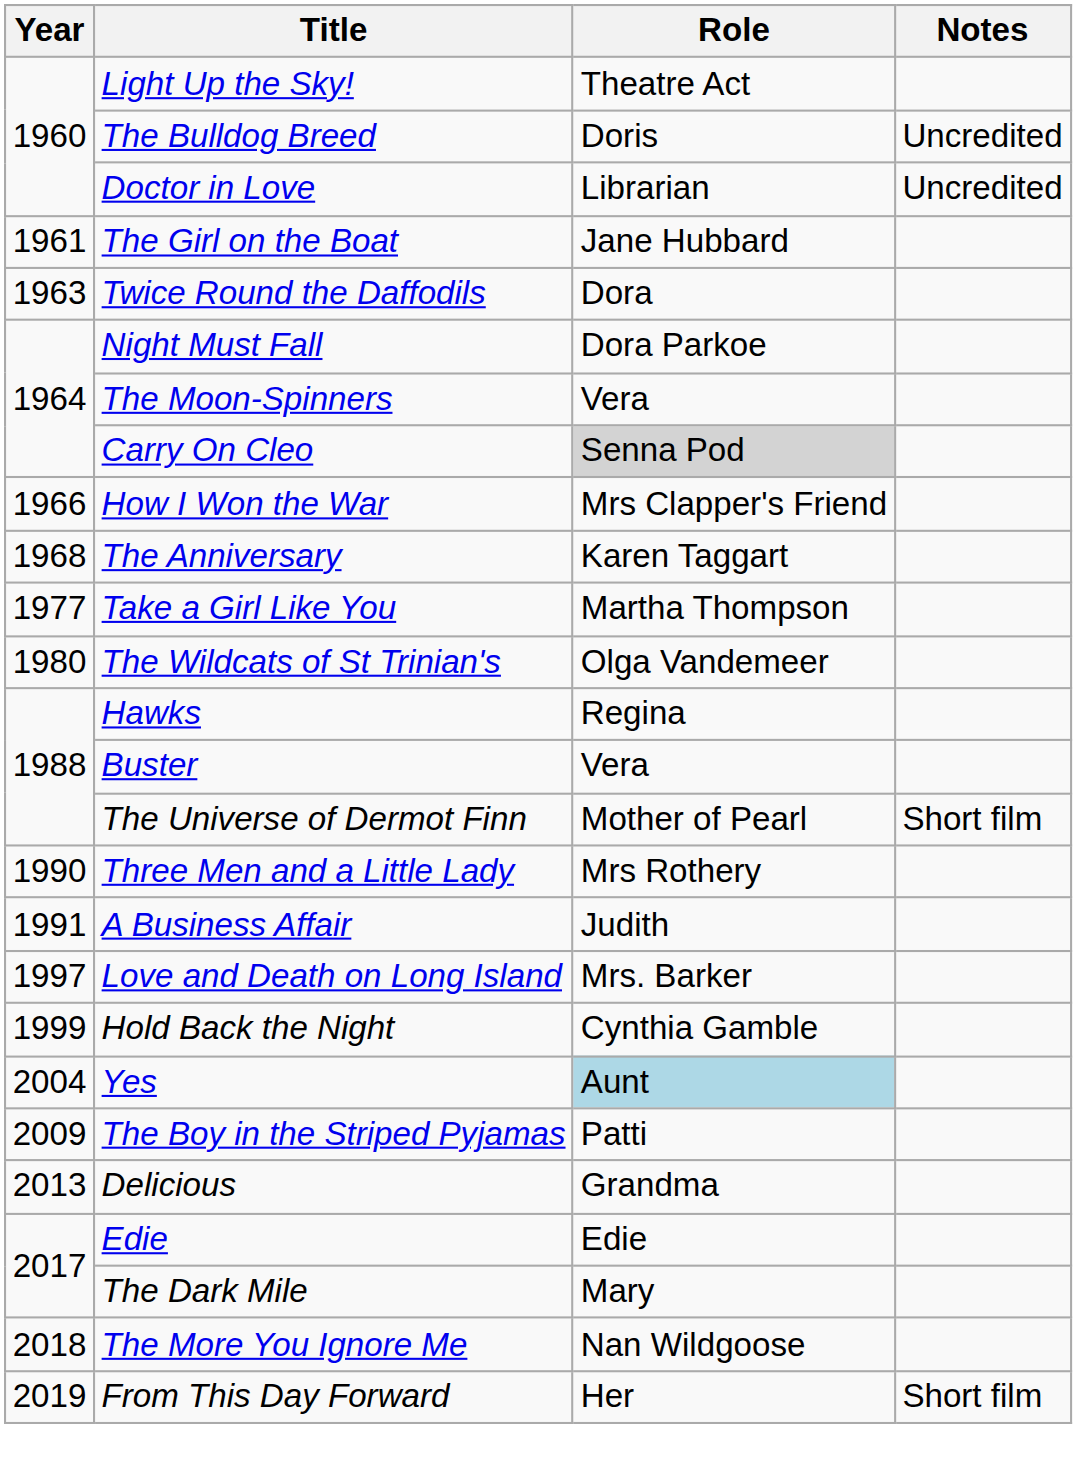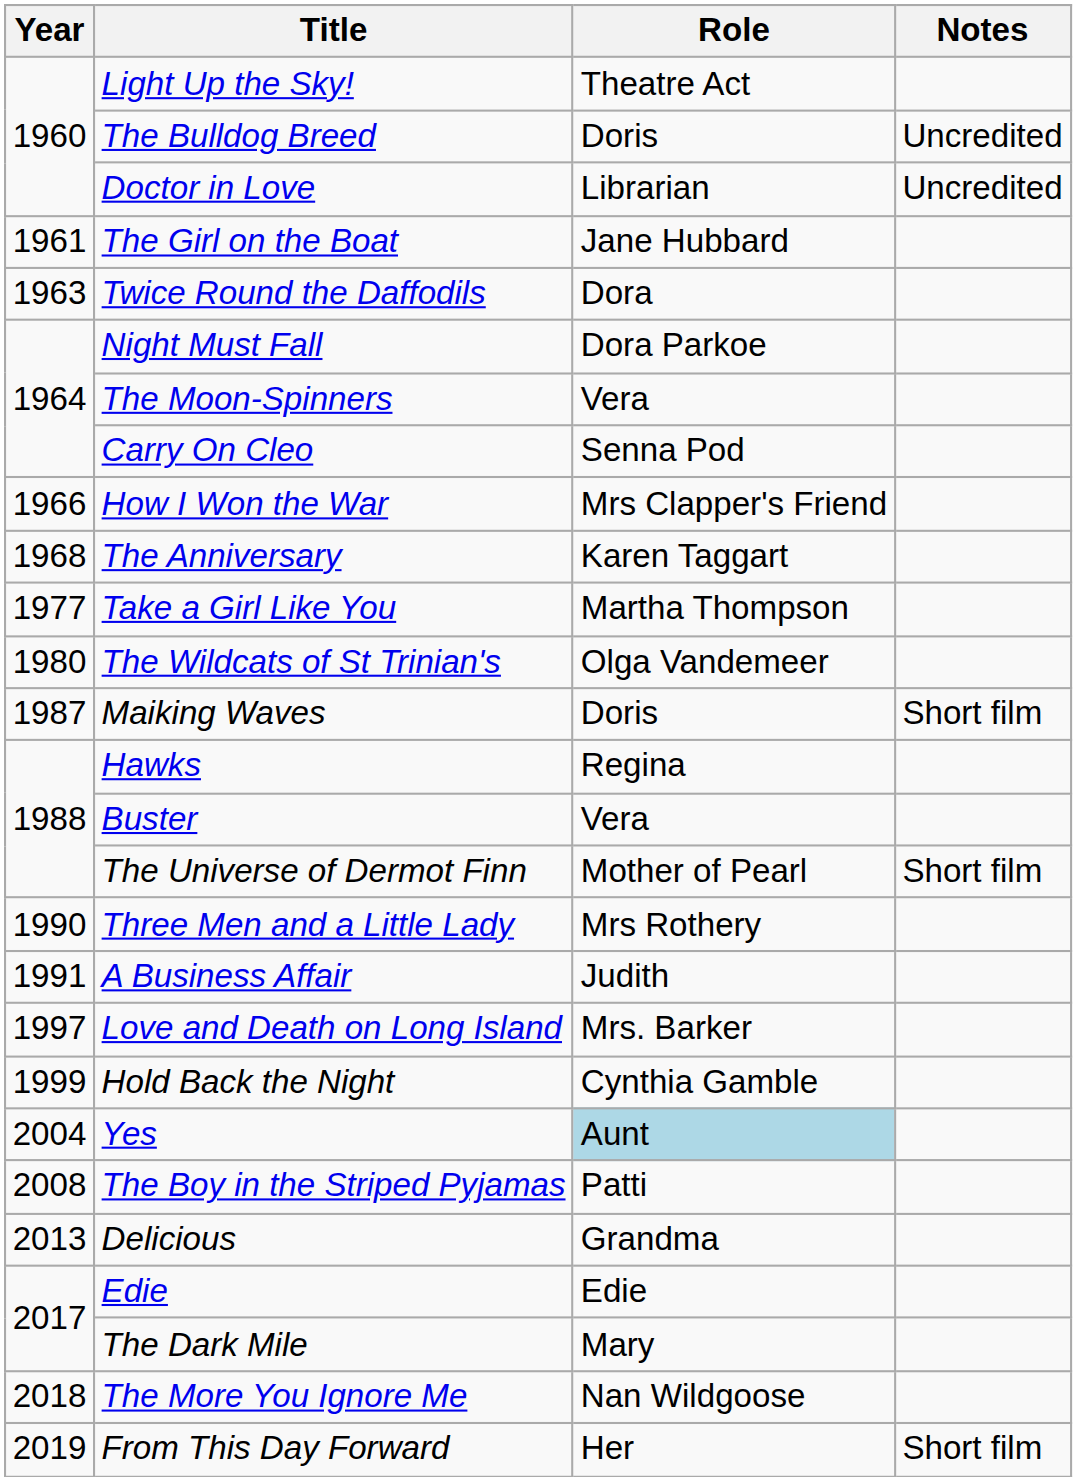(663, 450) lightgrey background -> (663, 450) no background
+ row: (214, 713)
(50, 1133) 2009 -> (50, 1186) 2008
